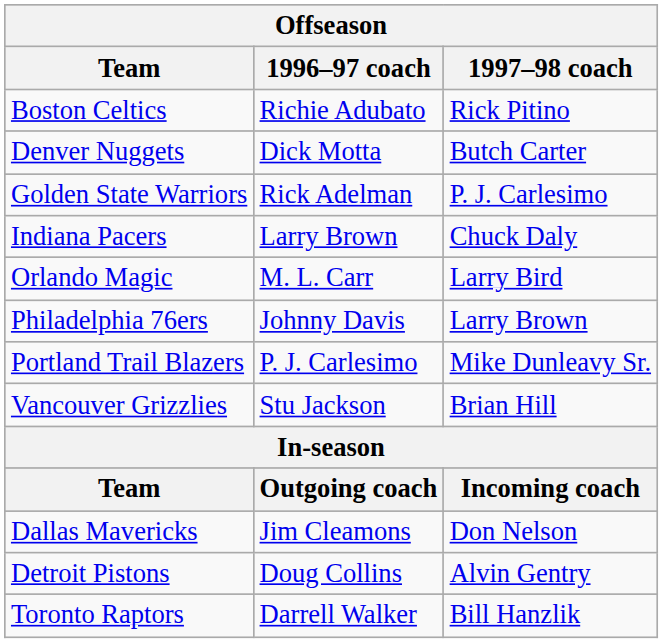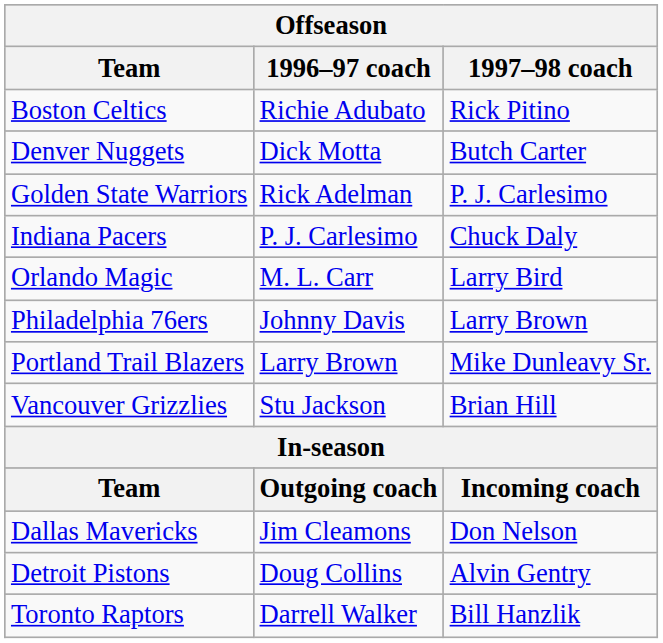(329, 236) Larry Brown -> (339, 236) P. J. Carlesimo
(339, 362) P. J. Carlesimo -> (329, 362) Larry Brown
